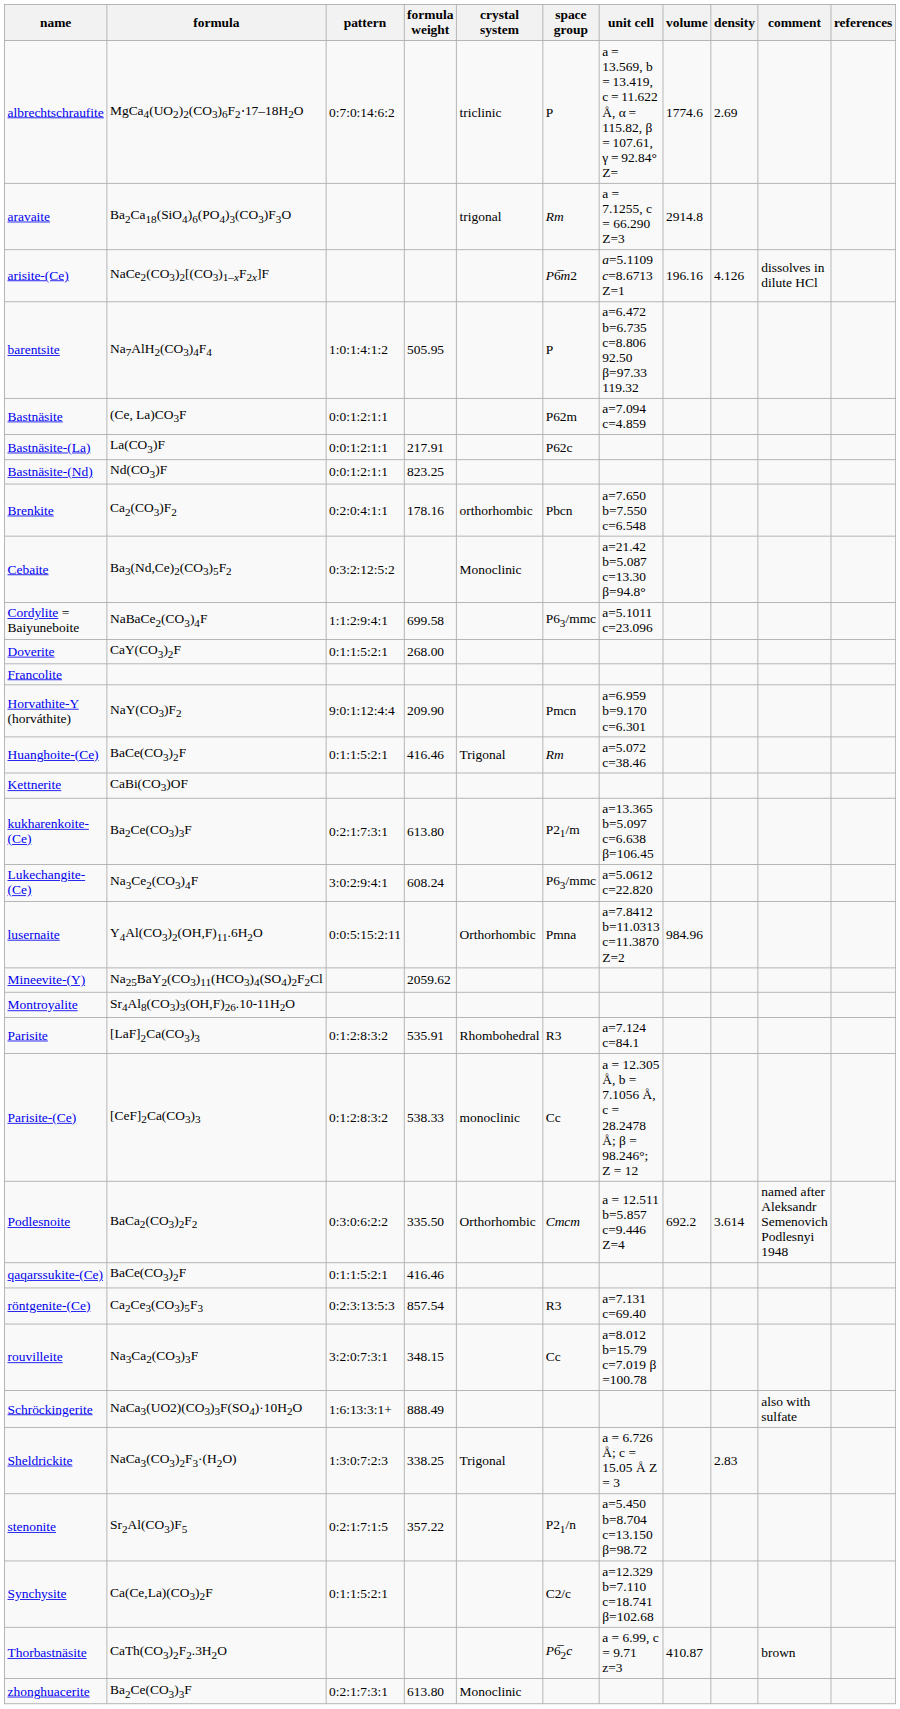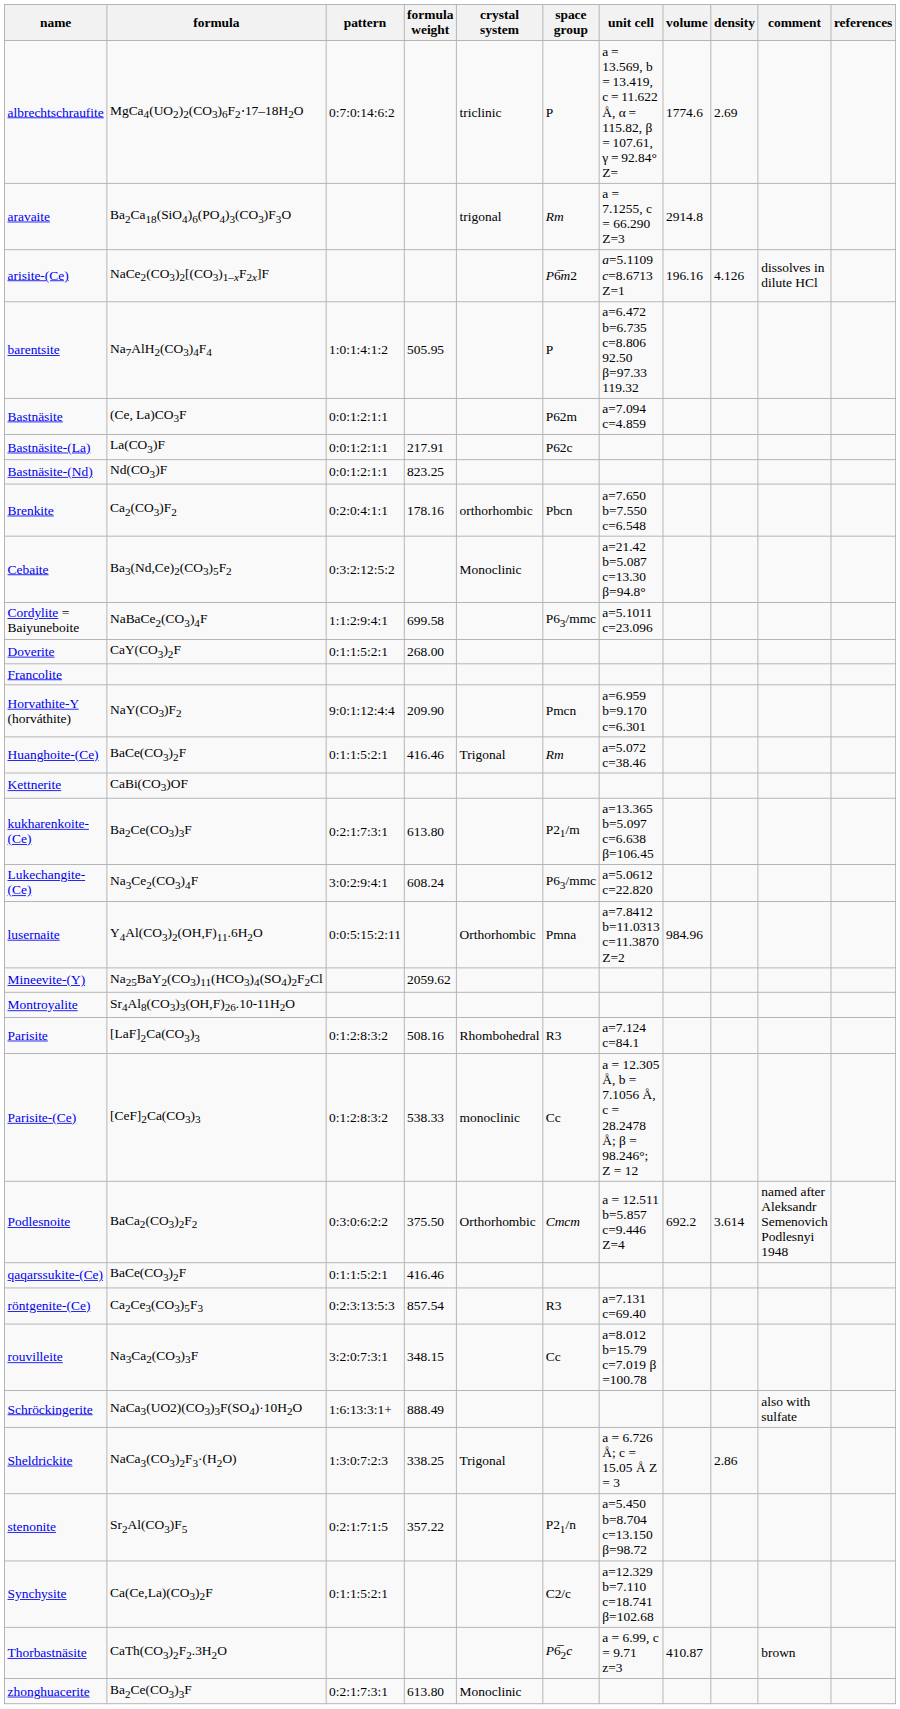(426, 1035) 535.91 -> (426, 1035) 508.16
(426, 1222) 335.50 -> (426, 1222) 375.50
(726, 1460) 2.83 -> (726, 1460) 2.86
